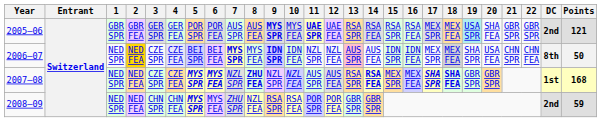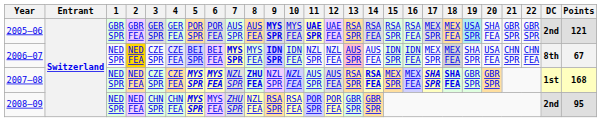(579, 56) 50 -> (579, 56) 67
(579, 105) 59 -> (579, 105) 95
